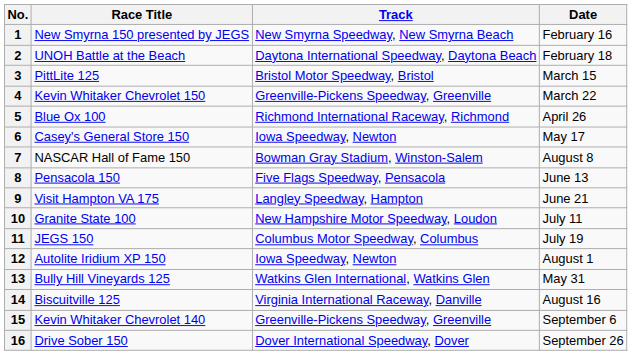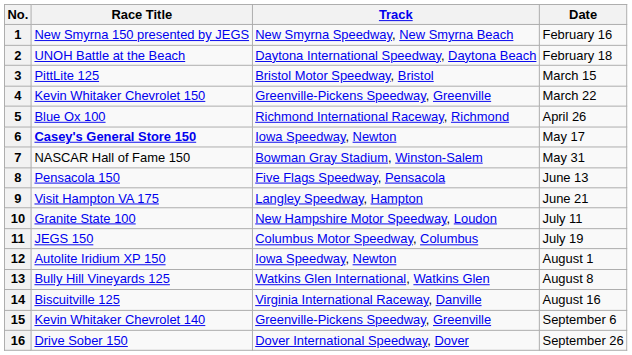(112, 136) normal -> (115, 136) bold
(568, 157) August 8 -> (564, 157) May 31
(564, 279) May 31 -> (568, 279) August 8
